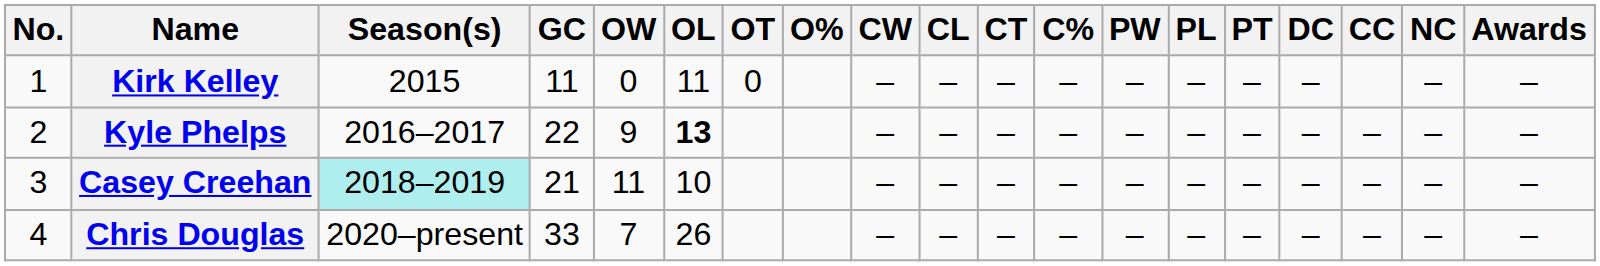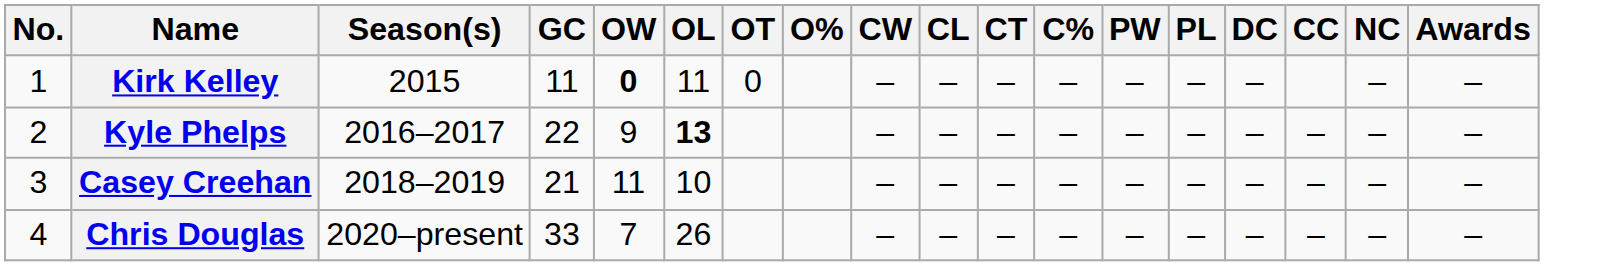- column: (1252, 30)
(629, 81) normal -> (629, 81) bold
(425, 183) paleturquoise background -> (425, 183) no background
